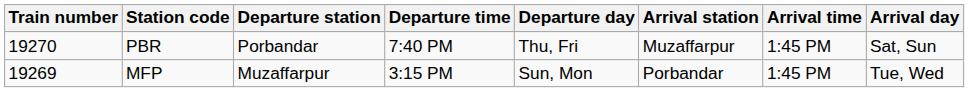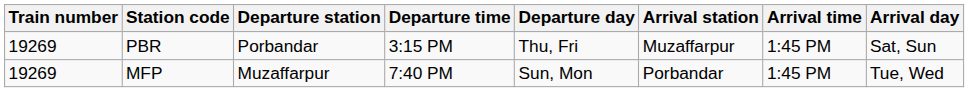(33, 45) 19270 -> (33, 45) 19269
(421, 45) 7:40 PM -> (421, 45) 3:15 PM
(421, 73) 3:15 PM -> (421, 73) 7:40 PM
